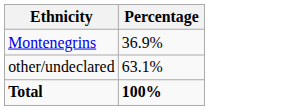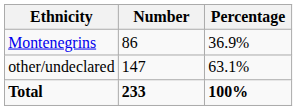+ column: (161, 17)
